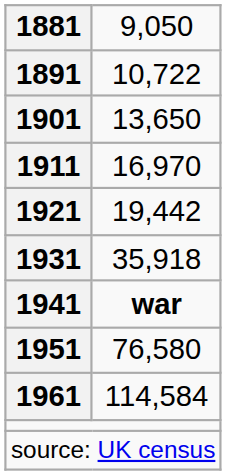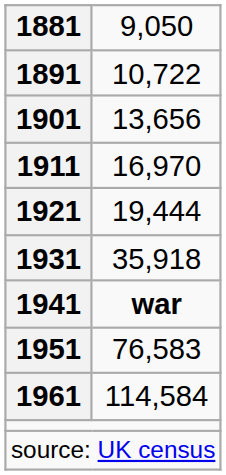(157, 120) 13,650 -> (157, 120) 13,656
(157, 212) 19,442 -> (157, 212) 19,444
(157, 350) 76,580 -> (157, 350) 76,583
